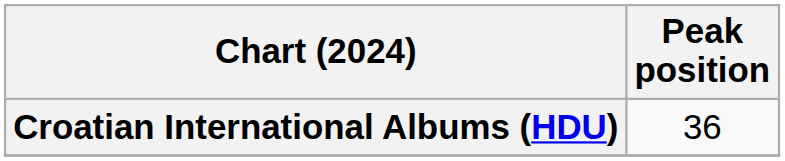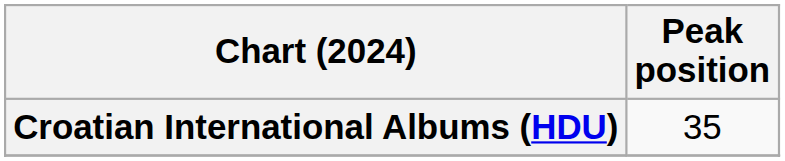(702, 126) 36 -> (702, 126) 35
